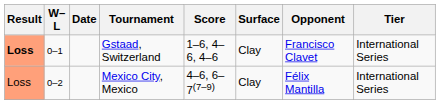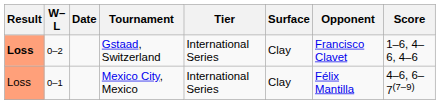columns swapped: (394, 19) <-> (210, 19)
(55, 51) 0–1 -> (55, 51) 0–2
(55, 83) 0–2 -> (55, 83) 0–1
